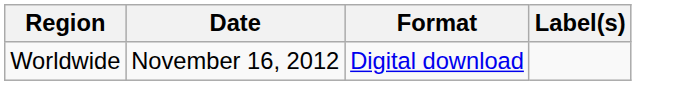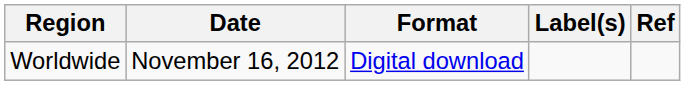+ column: (656, 23)
